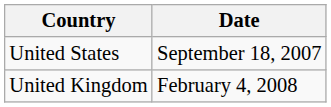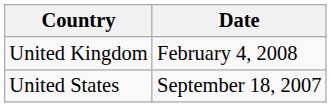rows swapped: (64, 53) <-> (78, 85)
